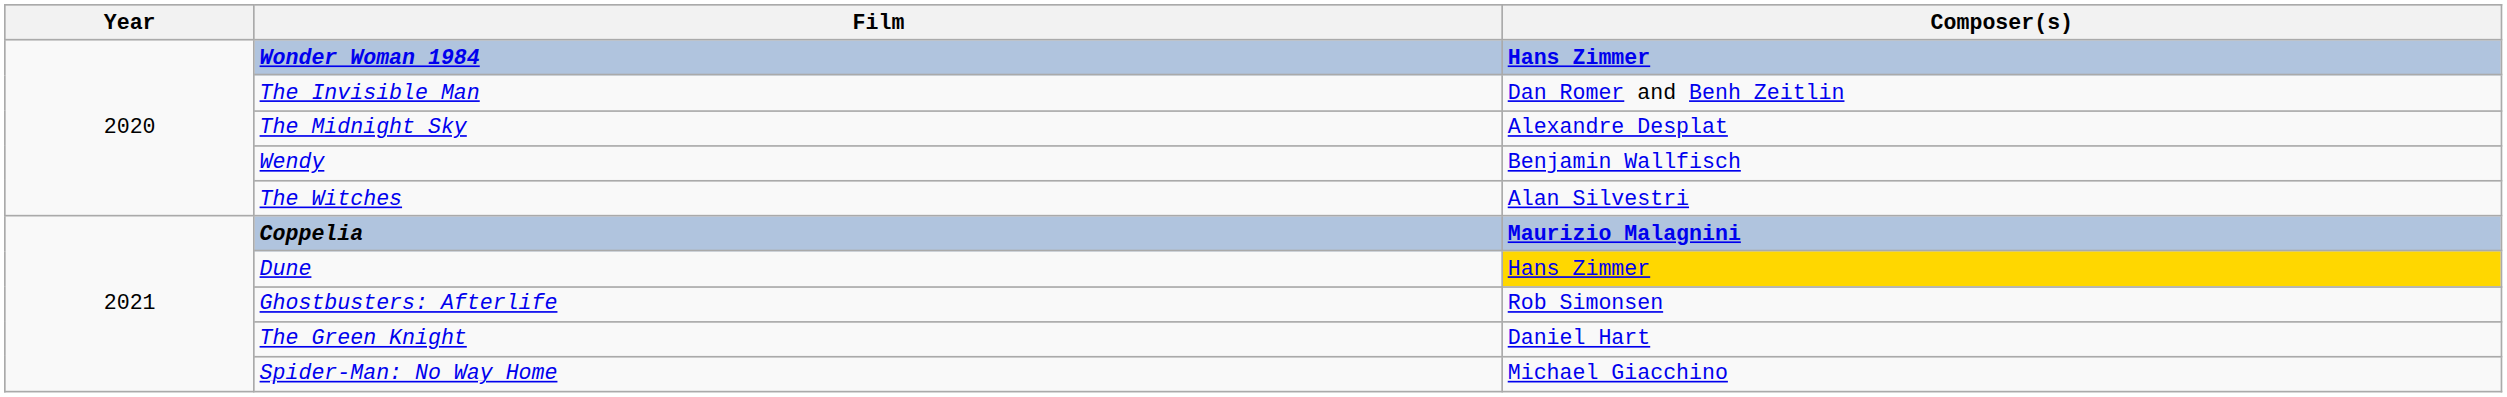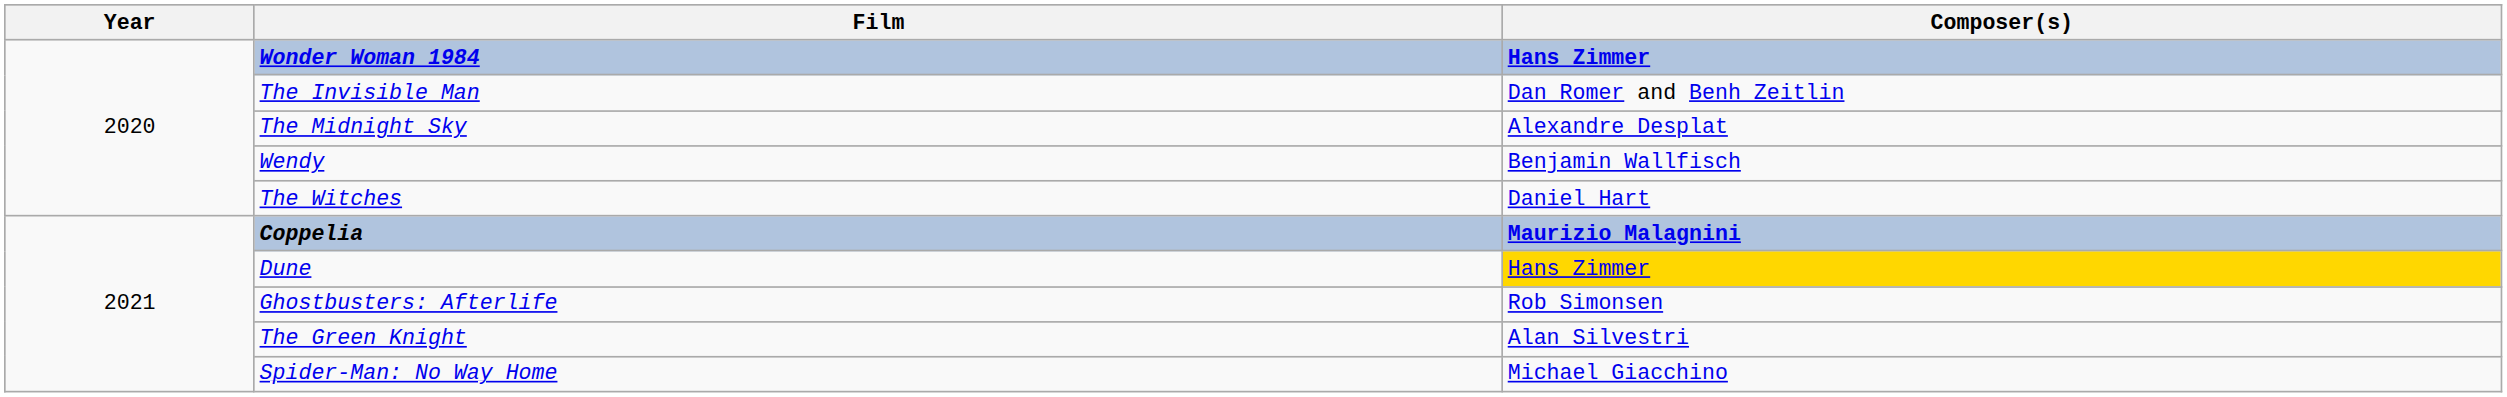(1598, 198) Alan Silvestri -> (1579, 198) Daniel Hart
(1579, 339) Daniel Hart -> (1598, 339) Alan Silvestri
